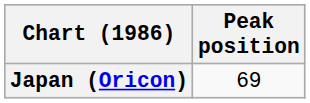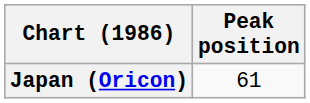(249, 81) 69 -> (249, 81) 61
